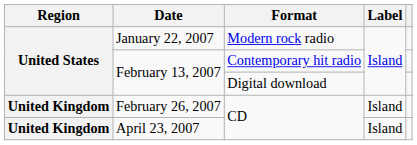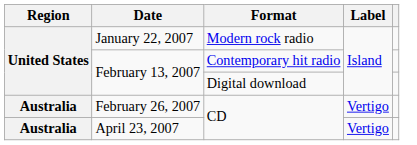(59, 106) United Kingdom -> (48, 106) Australia
(385, 106) Island -> (368, 106) Vertigo
(59, 128) United Kingdom -> (48, 128) Australia
(385, 128) Island -> (368, 128) Vertigo
